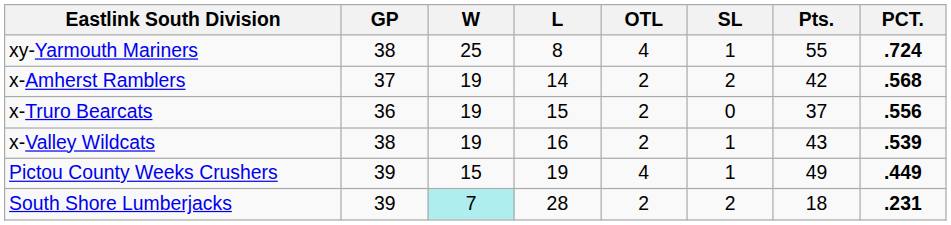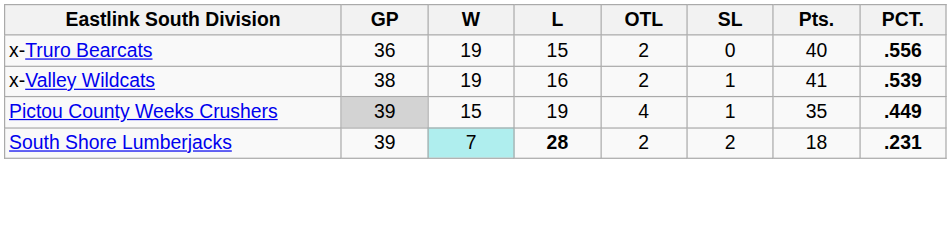- row: (104, 50)
- row: (97, 81)
(816, 111) 37 -> (816, 50) 40
(816, 142) 43 -> (816, 81) 41
(385, 173) no background -> (385, 111) lightgrey background
(816, 173) 49 -> (816, 111) 35
(557, 204) normal -> (557, 142) bold
